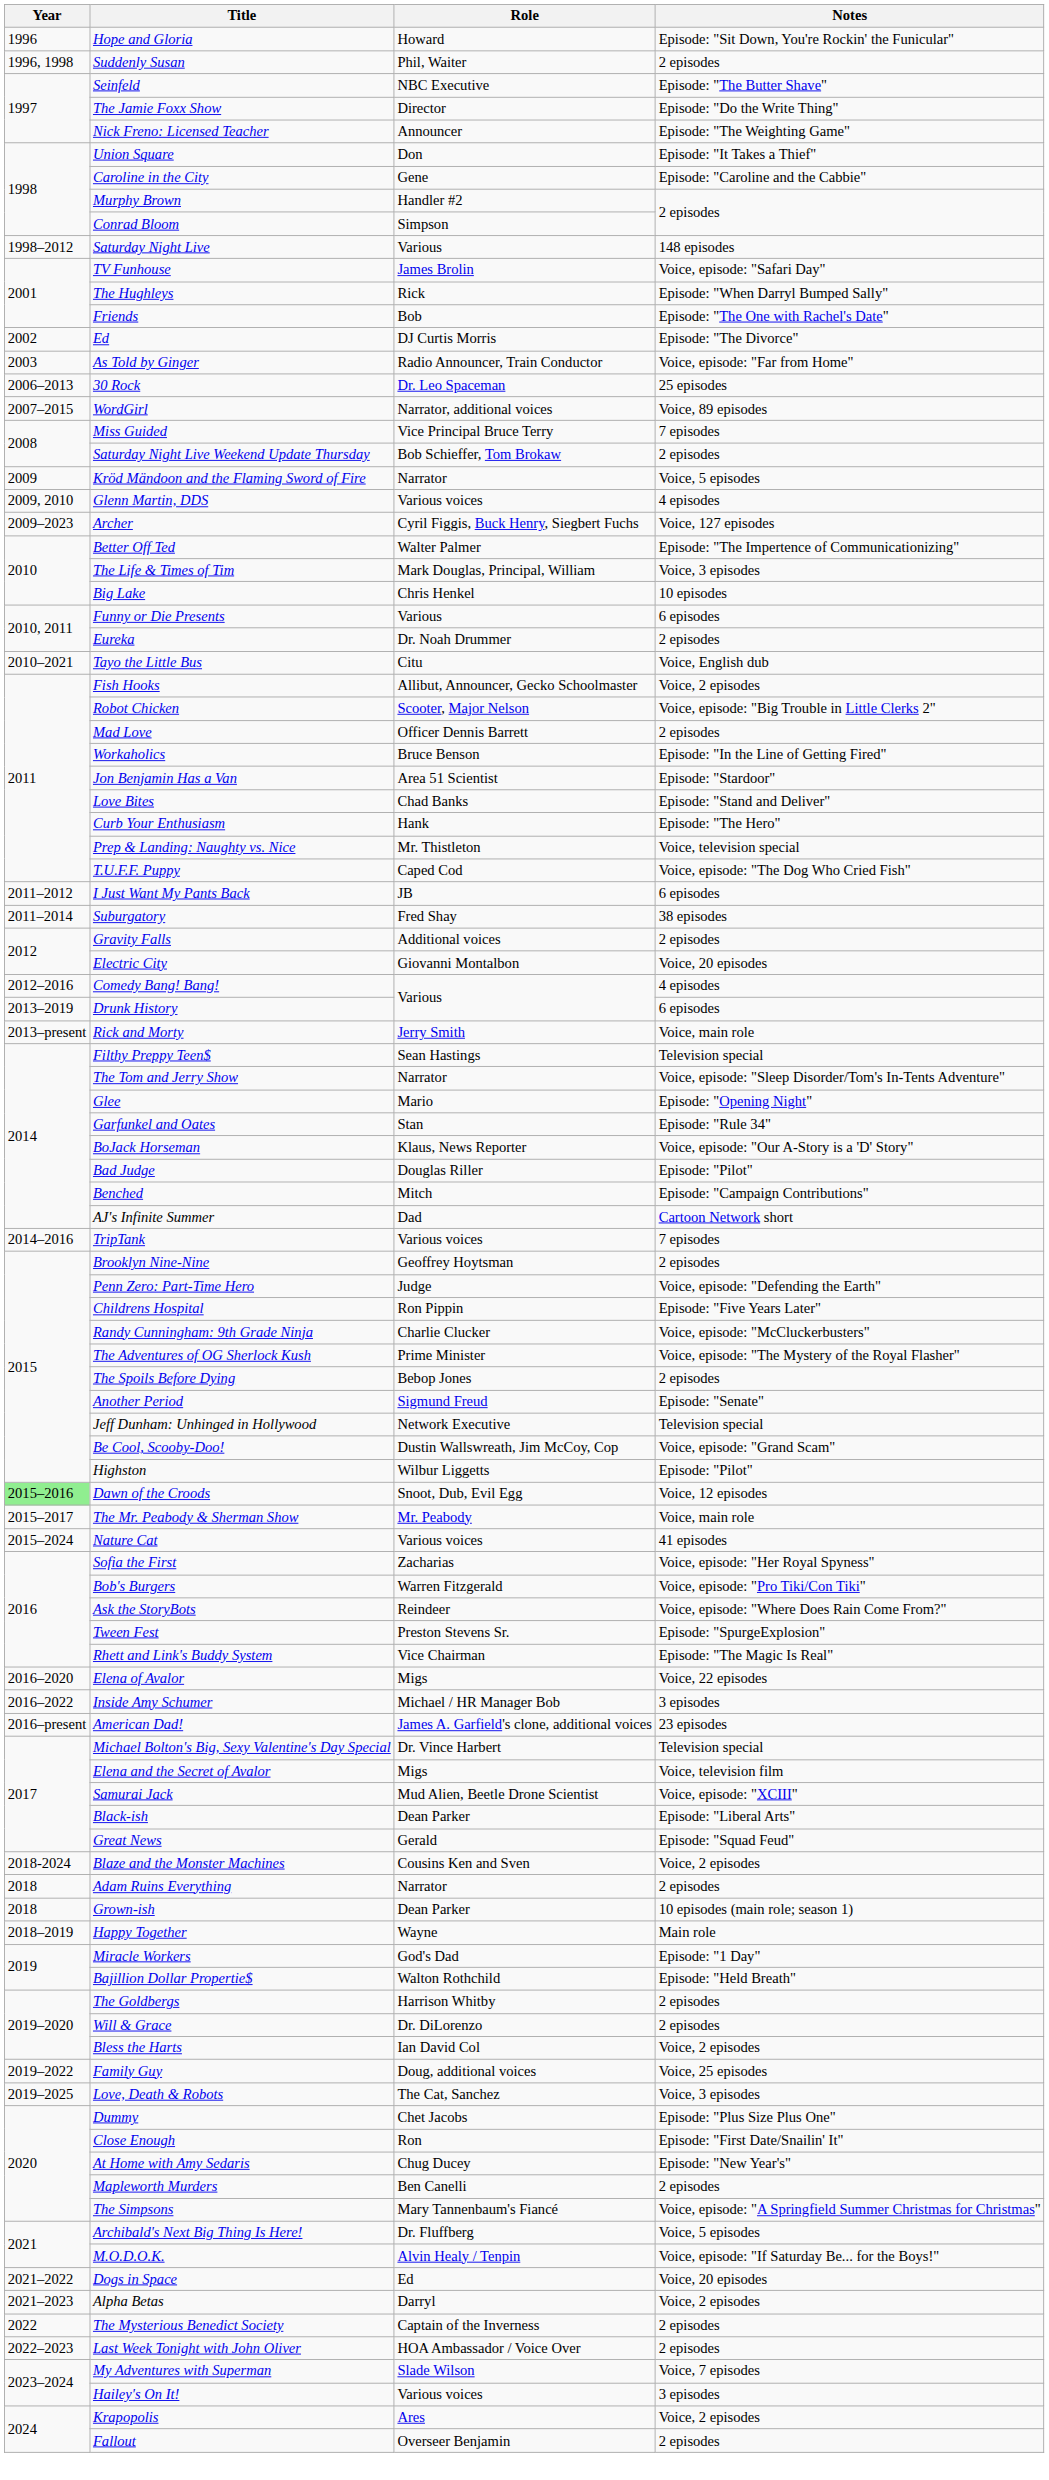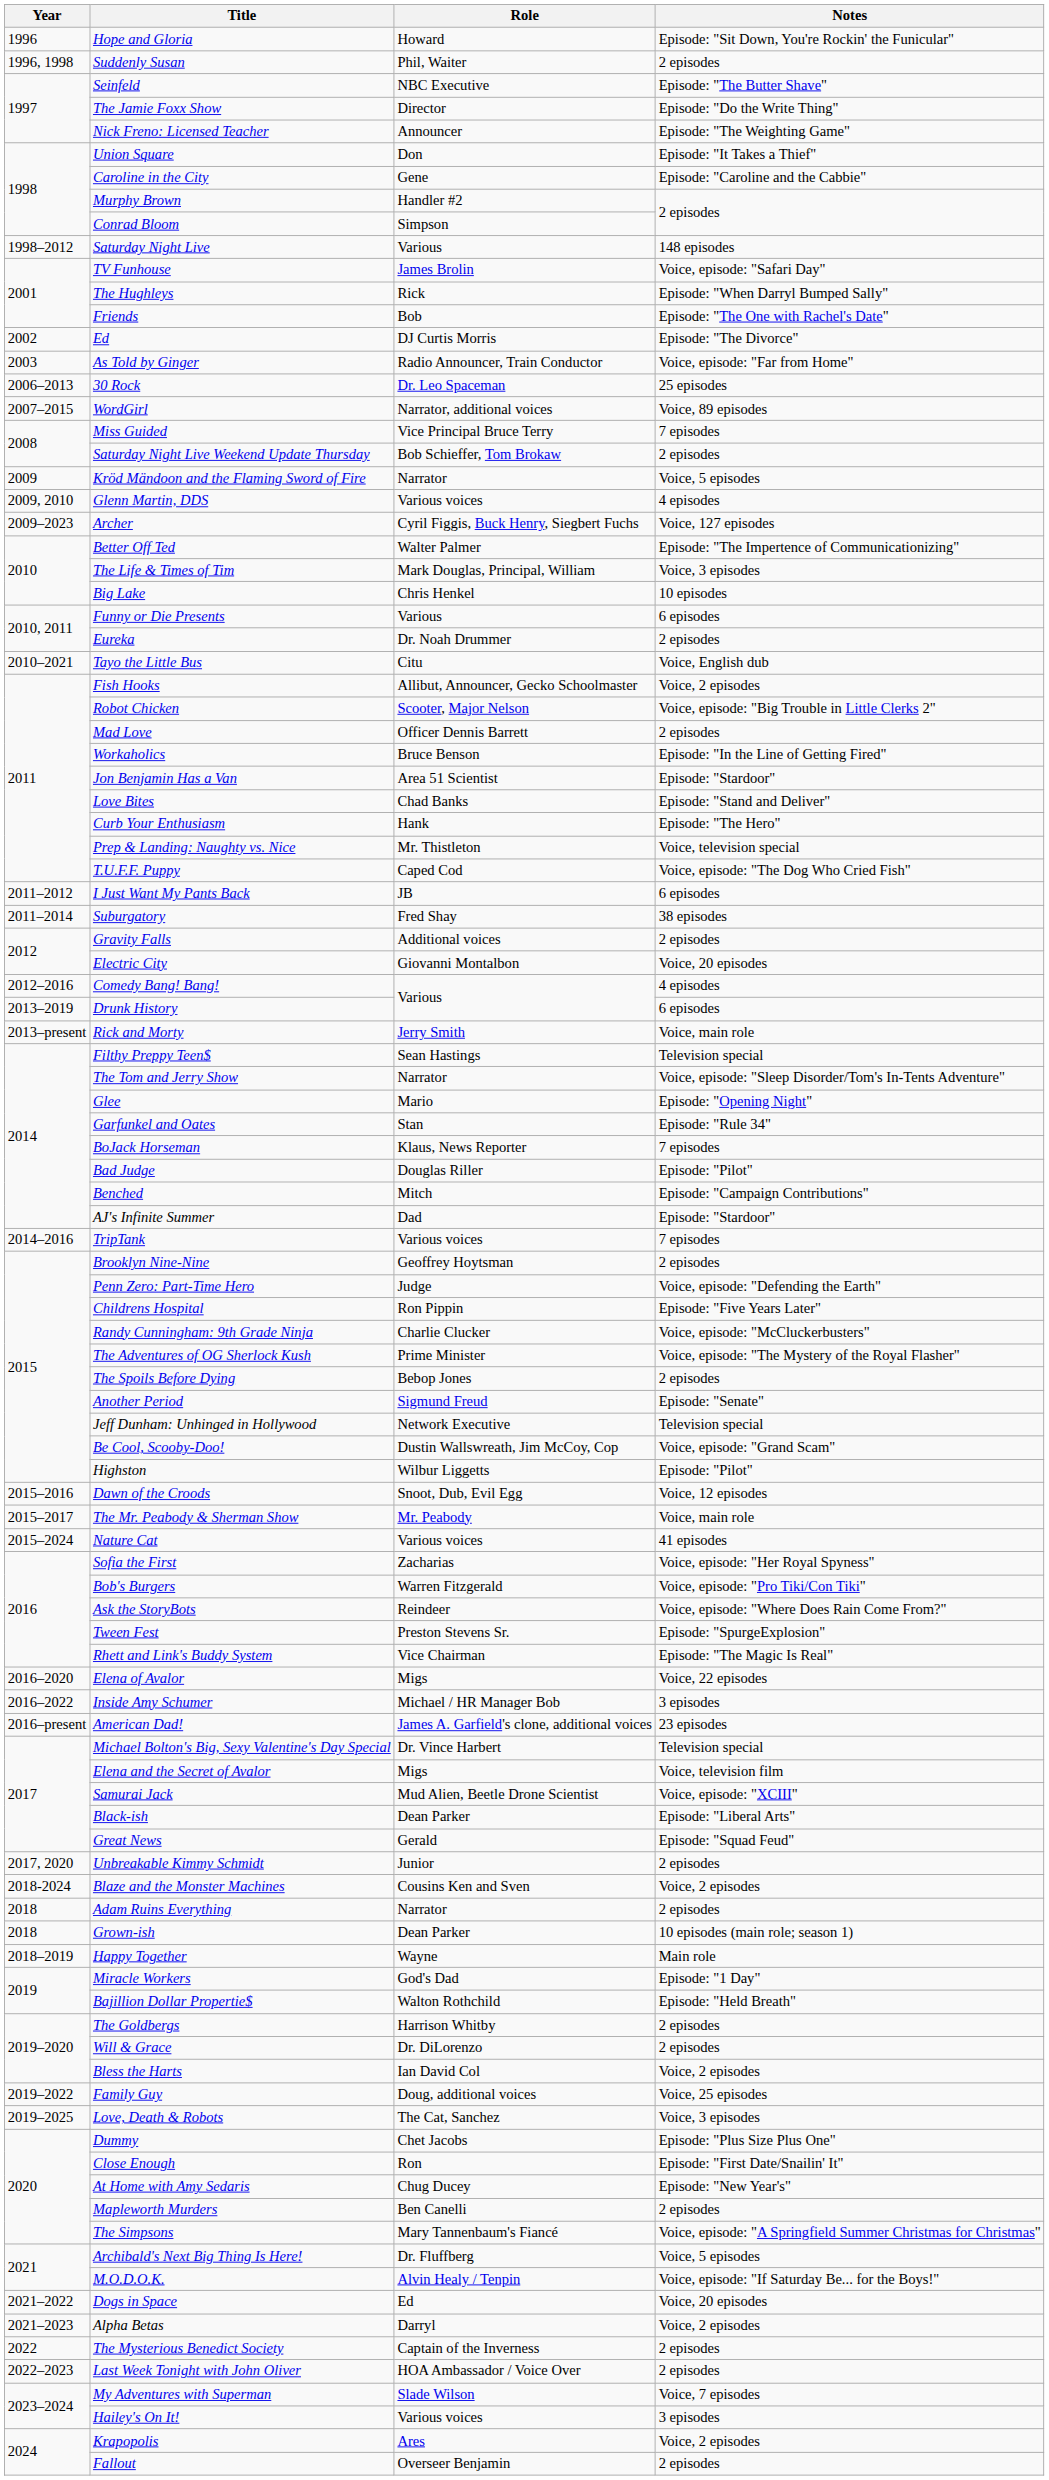(786, 1147) Voice, episode: "Our A-Story is a 'D' Story" -> (689, 1147) 7 episodes
(726, 1216) Cartoon Network short -> (717, 1216) Episode: "Stardoor"
(41, 1493) lightgreen background -> (41, 1493) no background
+ row: (178, 1863)
